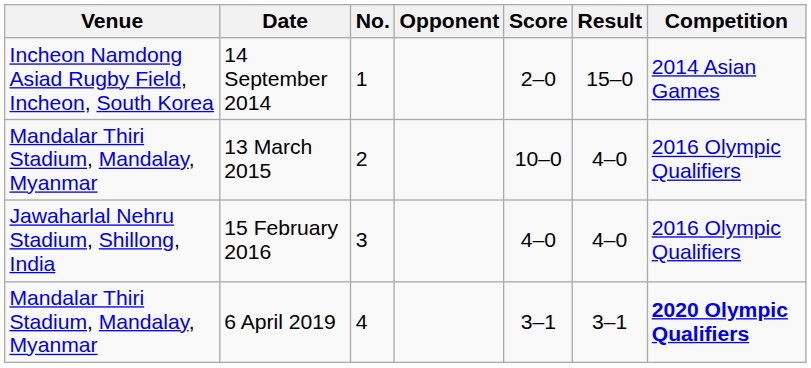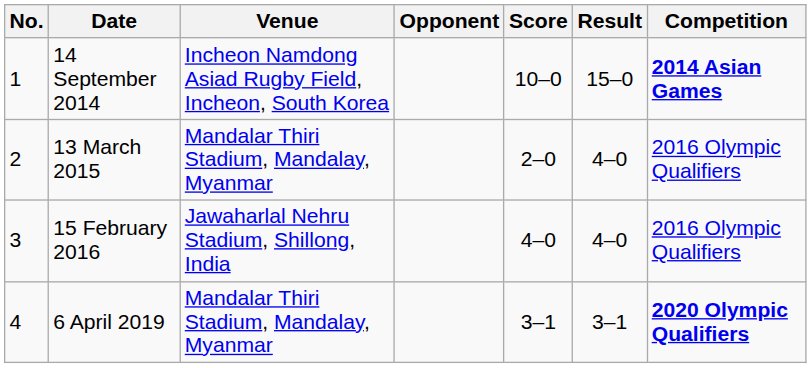columns swapped: (373, 21) <-> (112, 21)
(538, 78) 2–0 -> (538, 78) 10–0
(704, 78) normal -> (707, 78) bold
(538, 159) 10–0 -> (538, 159) 2–0
